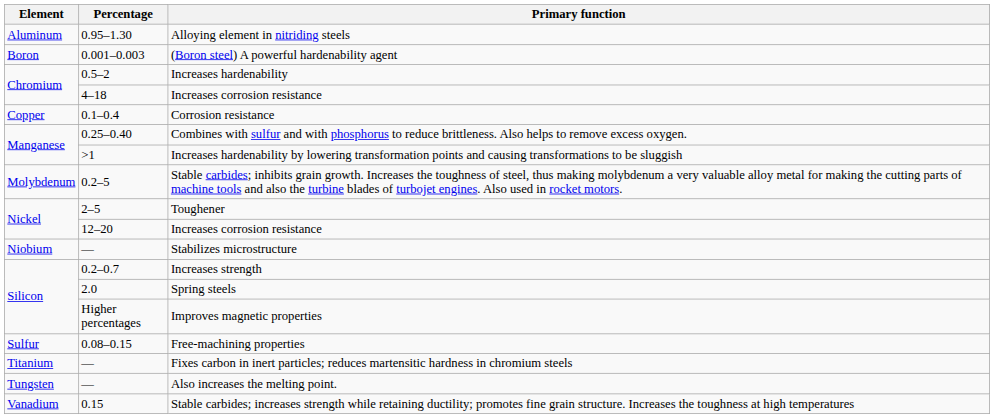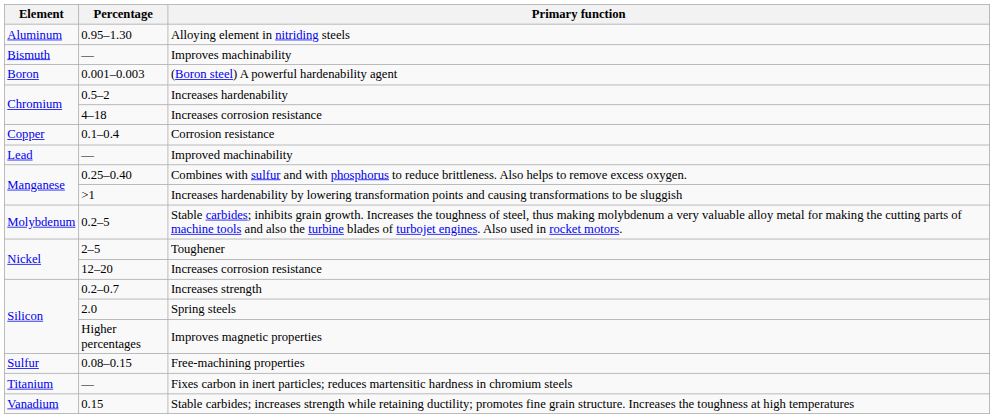+ row: (88, 54)
+ row: (88, 154)
- row: (88, 249)
- row: (88, 383)
